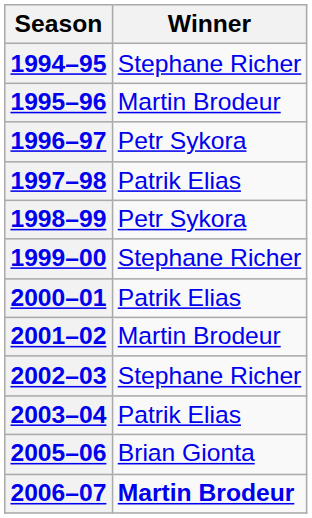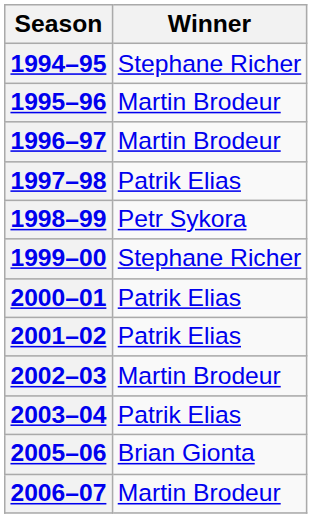(182, 141) Petr Sykora -> (199, 141) Martin Brodeur
(199, 336) Martin Brodeur -> (179, 336) Patrik Elias
(210, 375) Stephane Richer -> (199, 375) Martin Brodeur
(206, 492) bold -> (199, 492) normal
